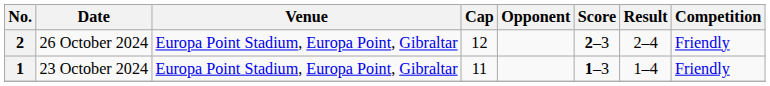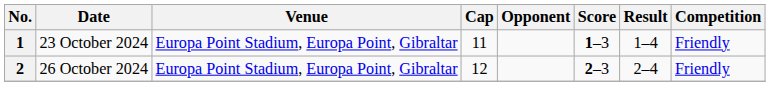rows swapped: (20, 68) <-> (20, 42)
